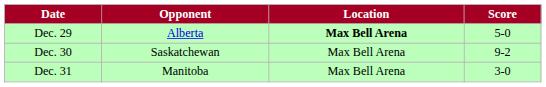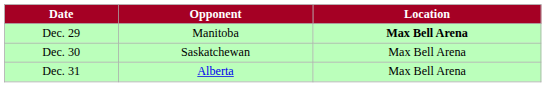- column: (502, 14)
(185, 33) Alberta -> (216, 33) Manitoba
(185, 71) Manitoba -> (216, 71) Alberta
